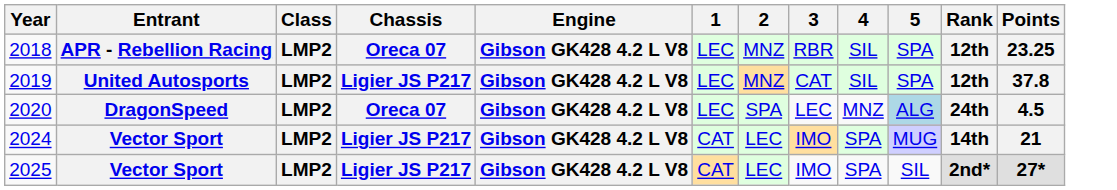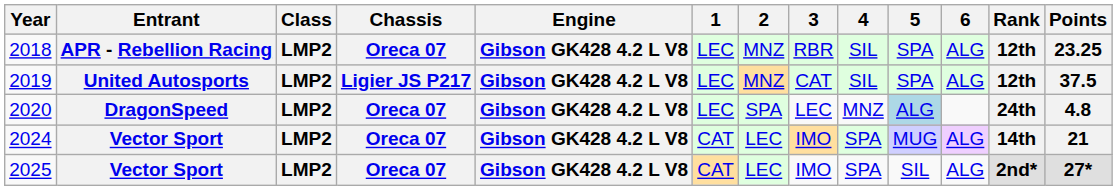+ column: (965, 19)
(1031, 79) 37.8 -> (1078, 79) 37.5
(1031, 109) 4.5 -> (1078, 109) 4.8
(406, 139) Ligier JS P217 -> (406, 139) Oreca 07
(406, 169) Ligier JS P217 -> (406, 169) Oreca 07
